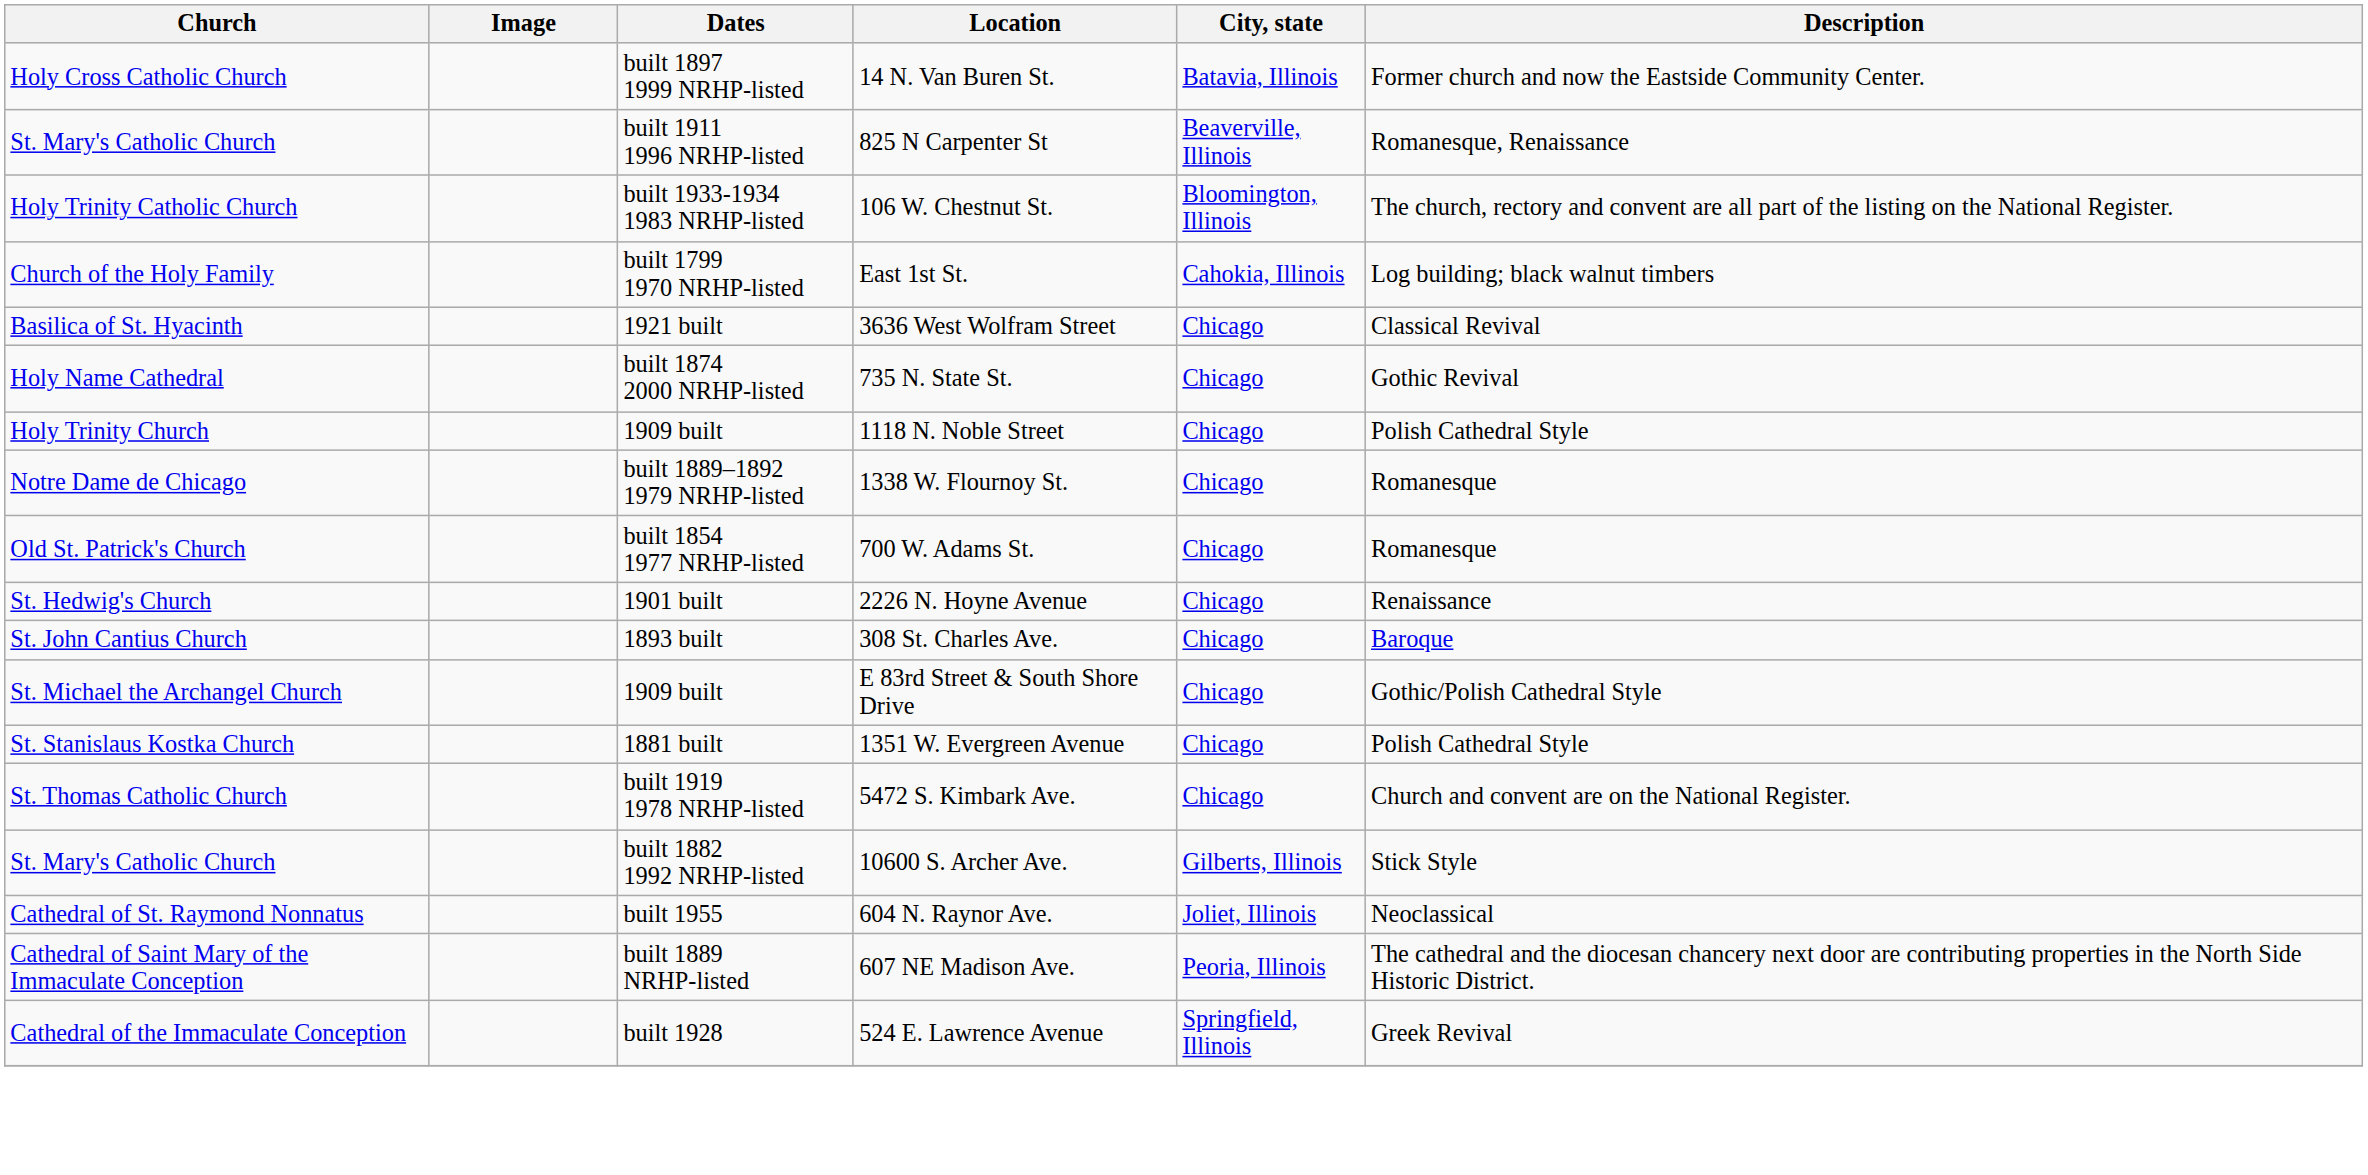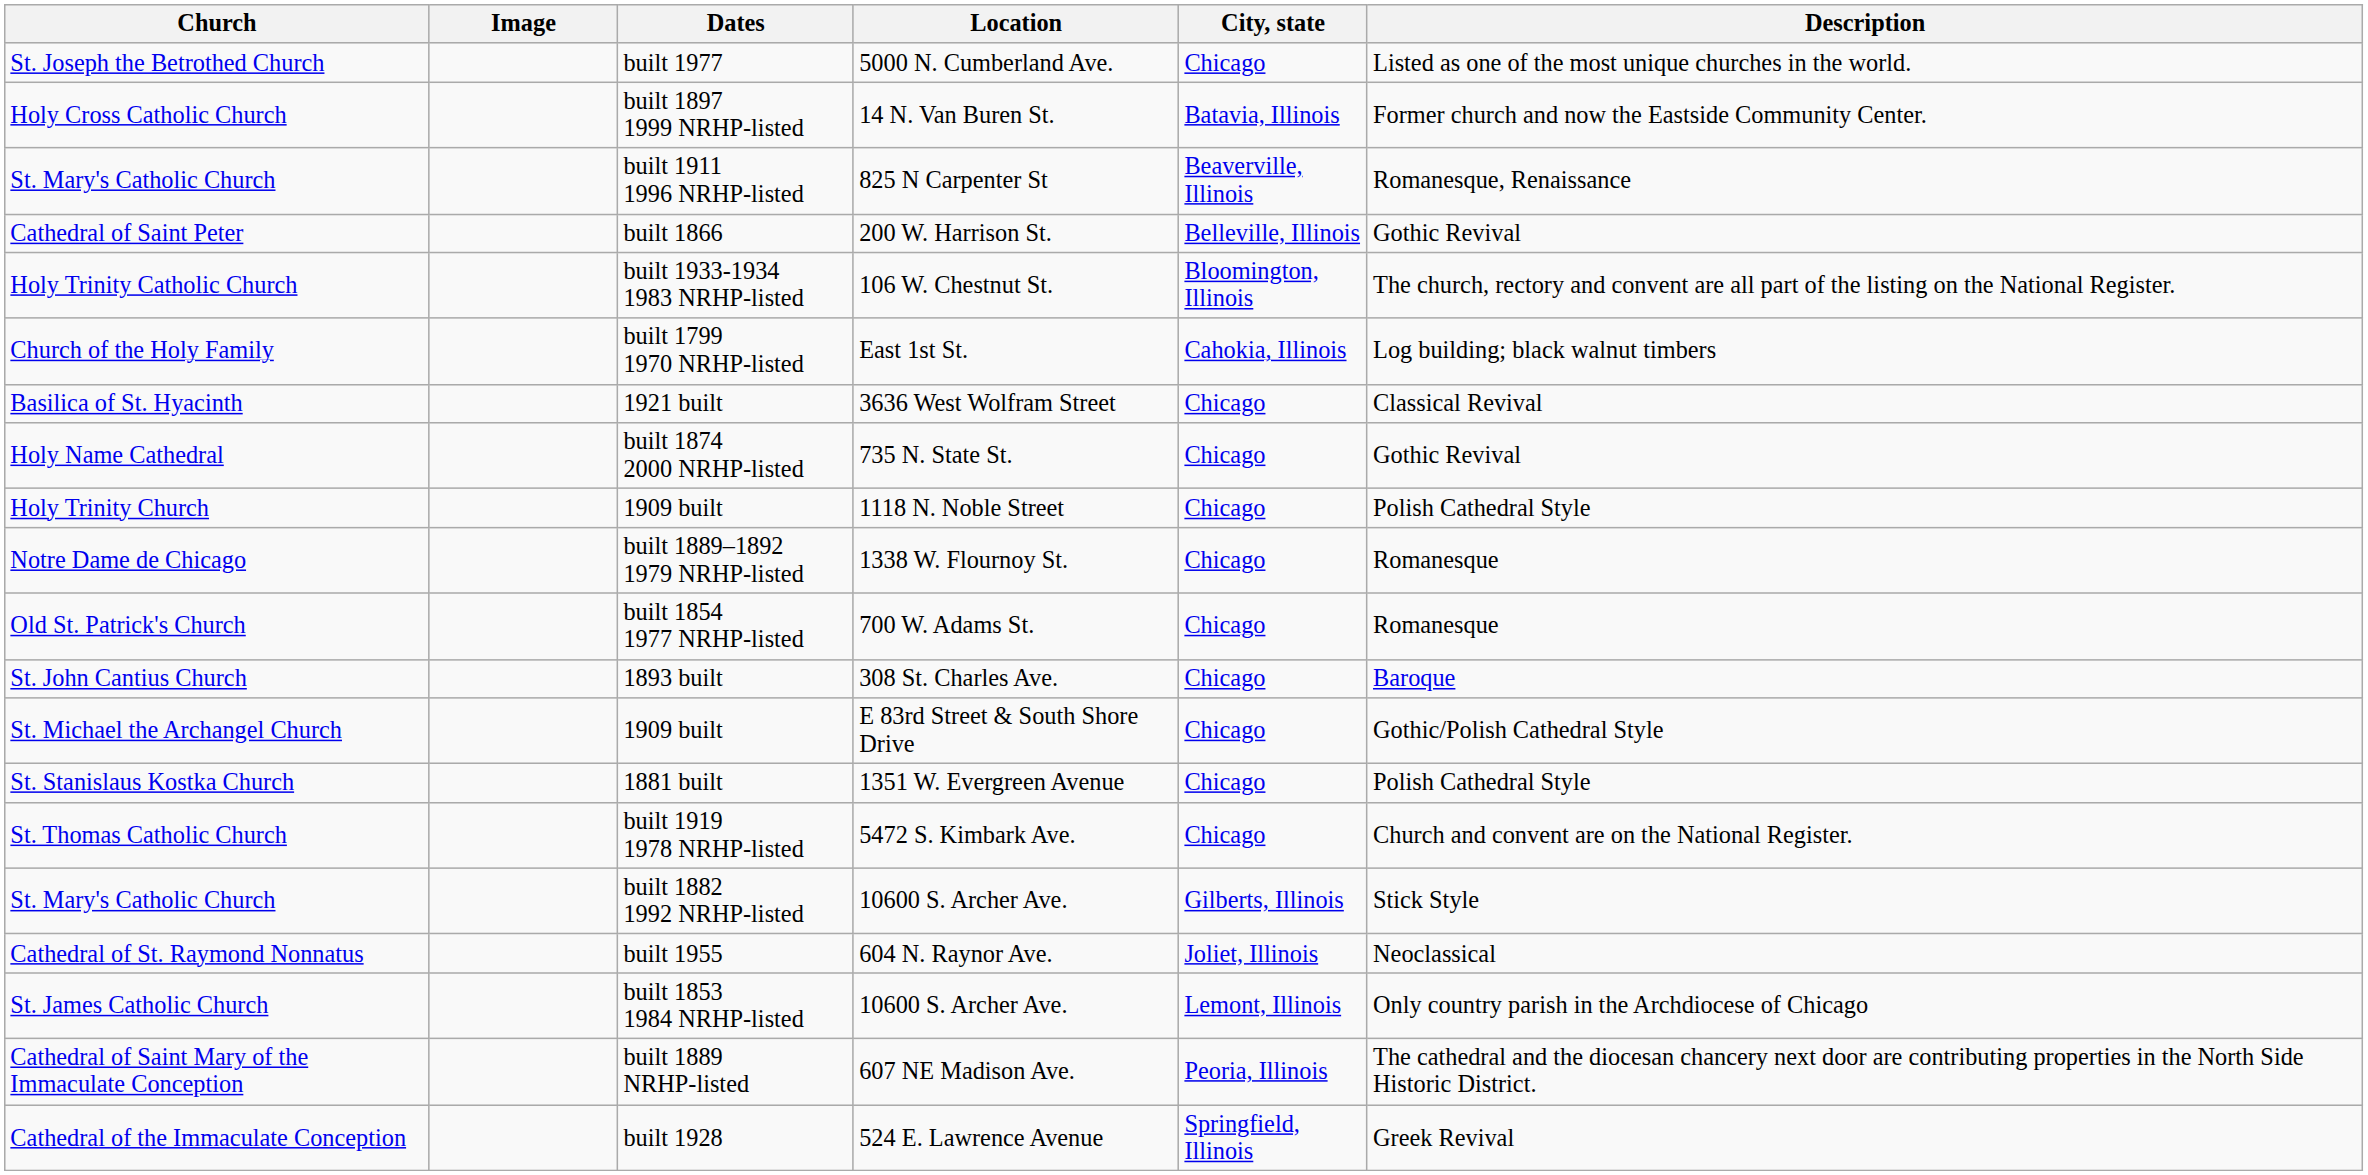+ row: (167, 62)
+ row: (127, 232)
- row: (111, 601)
+ row: (139, 1005)
